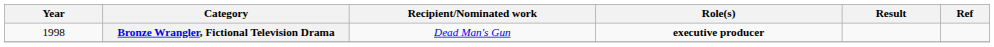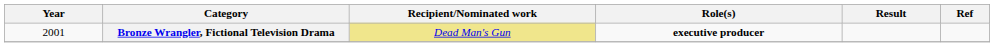(54, 32) 1998 -> (54, 32) 2001
(472, 32) no background -> (472, 32) khaki background
